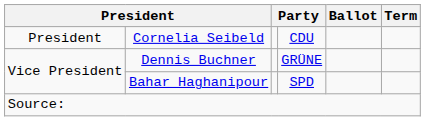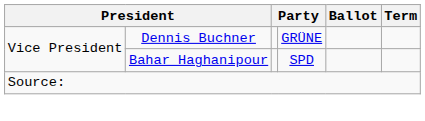- row: (199, 38)
